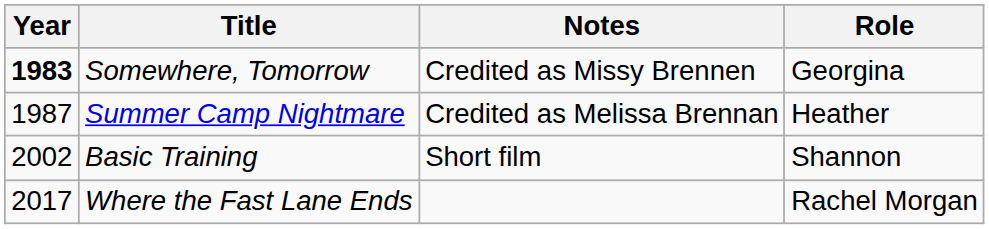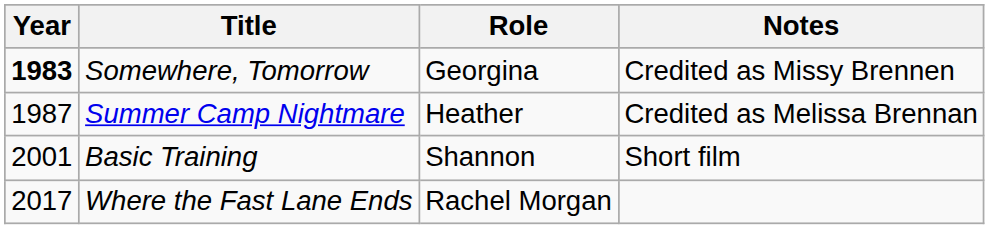columns swapped: (884, 26) <-> (602, 26)
(42, 157) 2002 -> (42, 157) 2001
